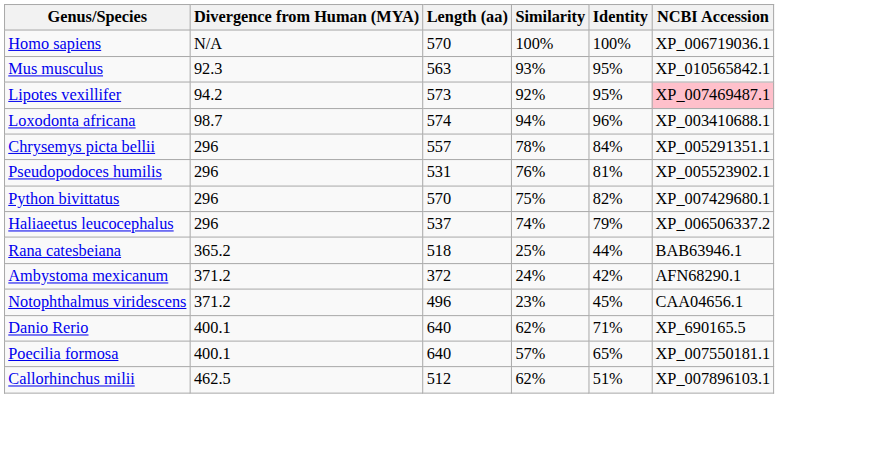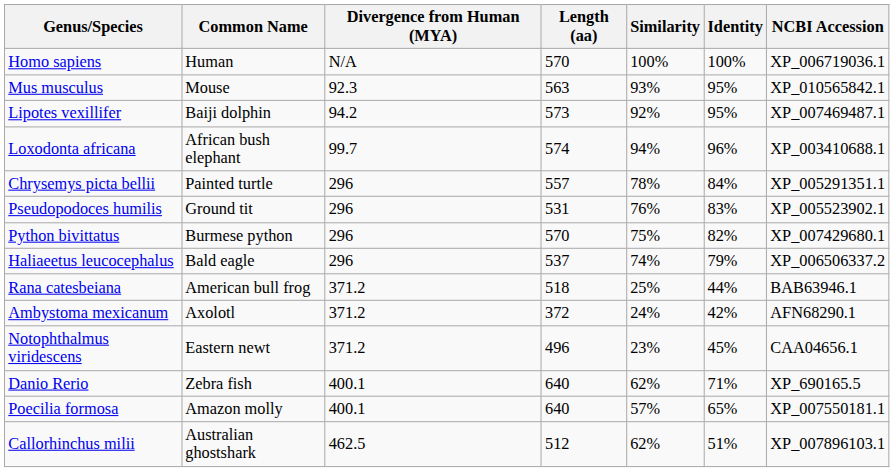+ column: (253, 26)
(713, 95) pink background -> (828, 113) no background
(208, 120) 98.7 -> (343, 148) 99.7
(608, 172) 81% -> (722, 209) 83%
(212, 250) 365.2 -> (347, 287) 371.2
